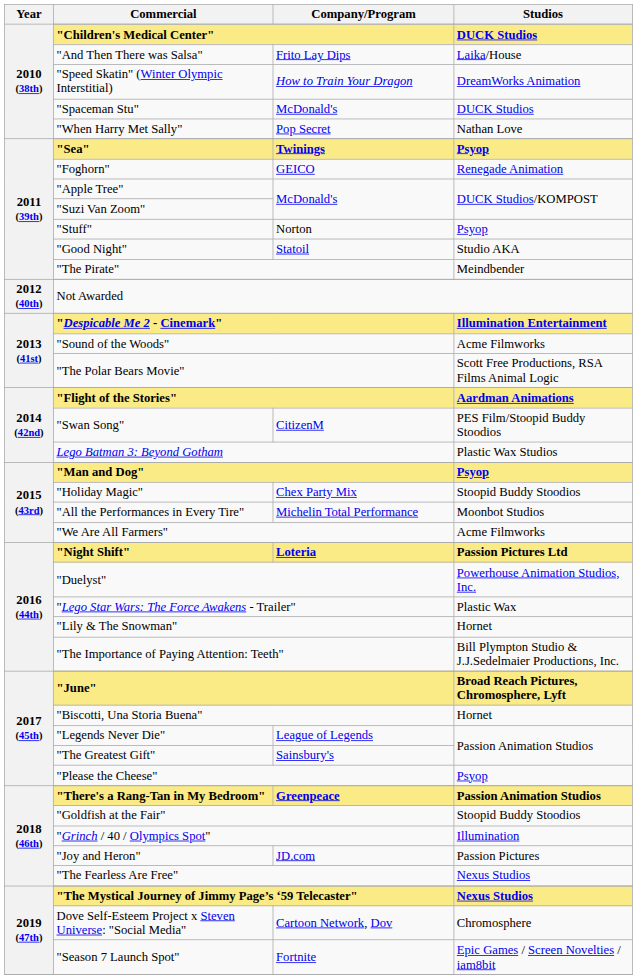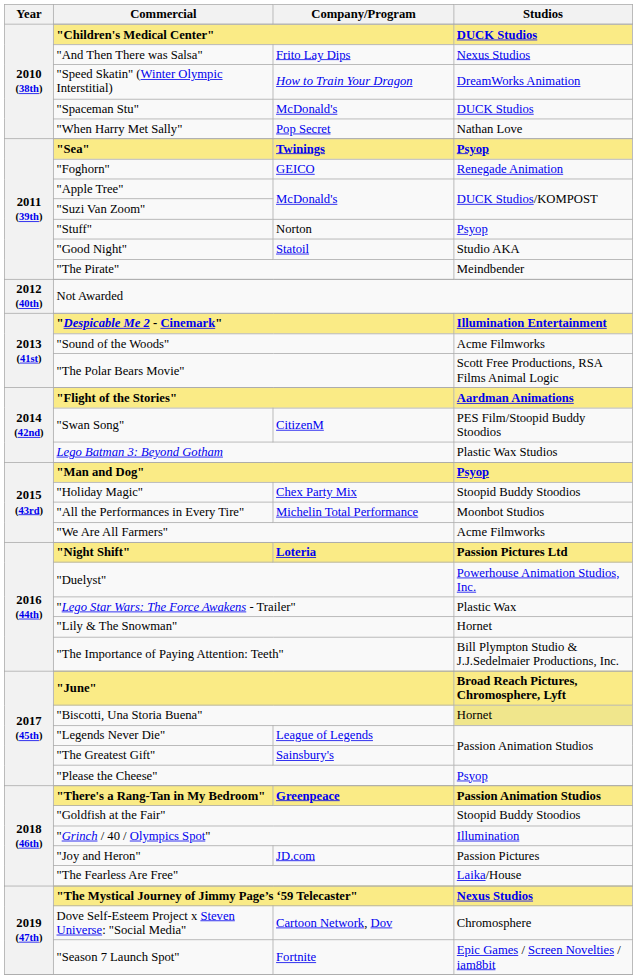(489, 54) Laika/House -> (494, 54) Nexus Studios
(474, 715) no background -> (474, 715) khaki background
(494, 875) Nexus Studios -> (489, 875) Laika/House
